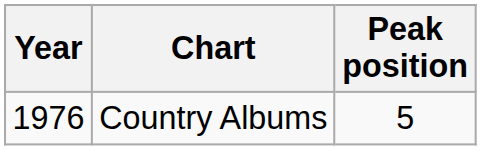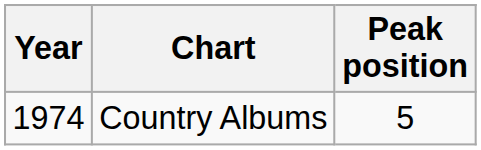(48, 117) 1976 -> (48, 117) 1974
